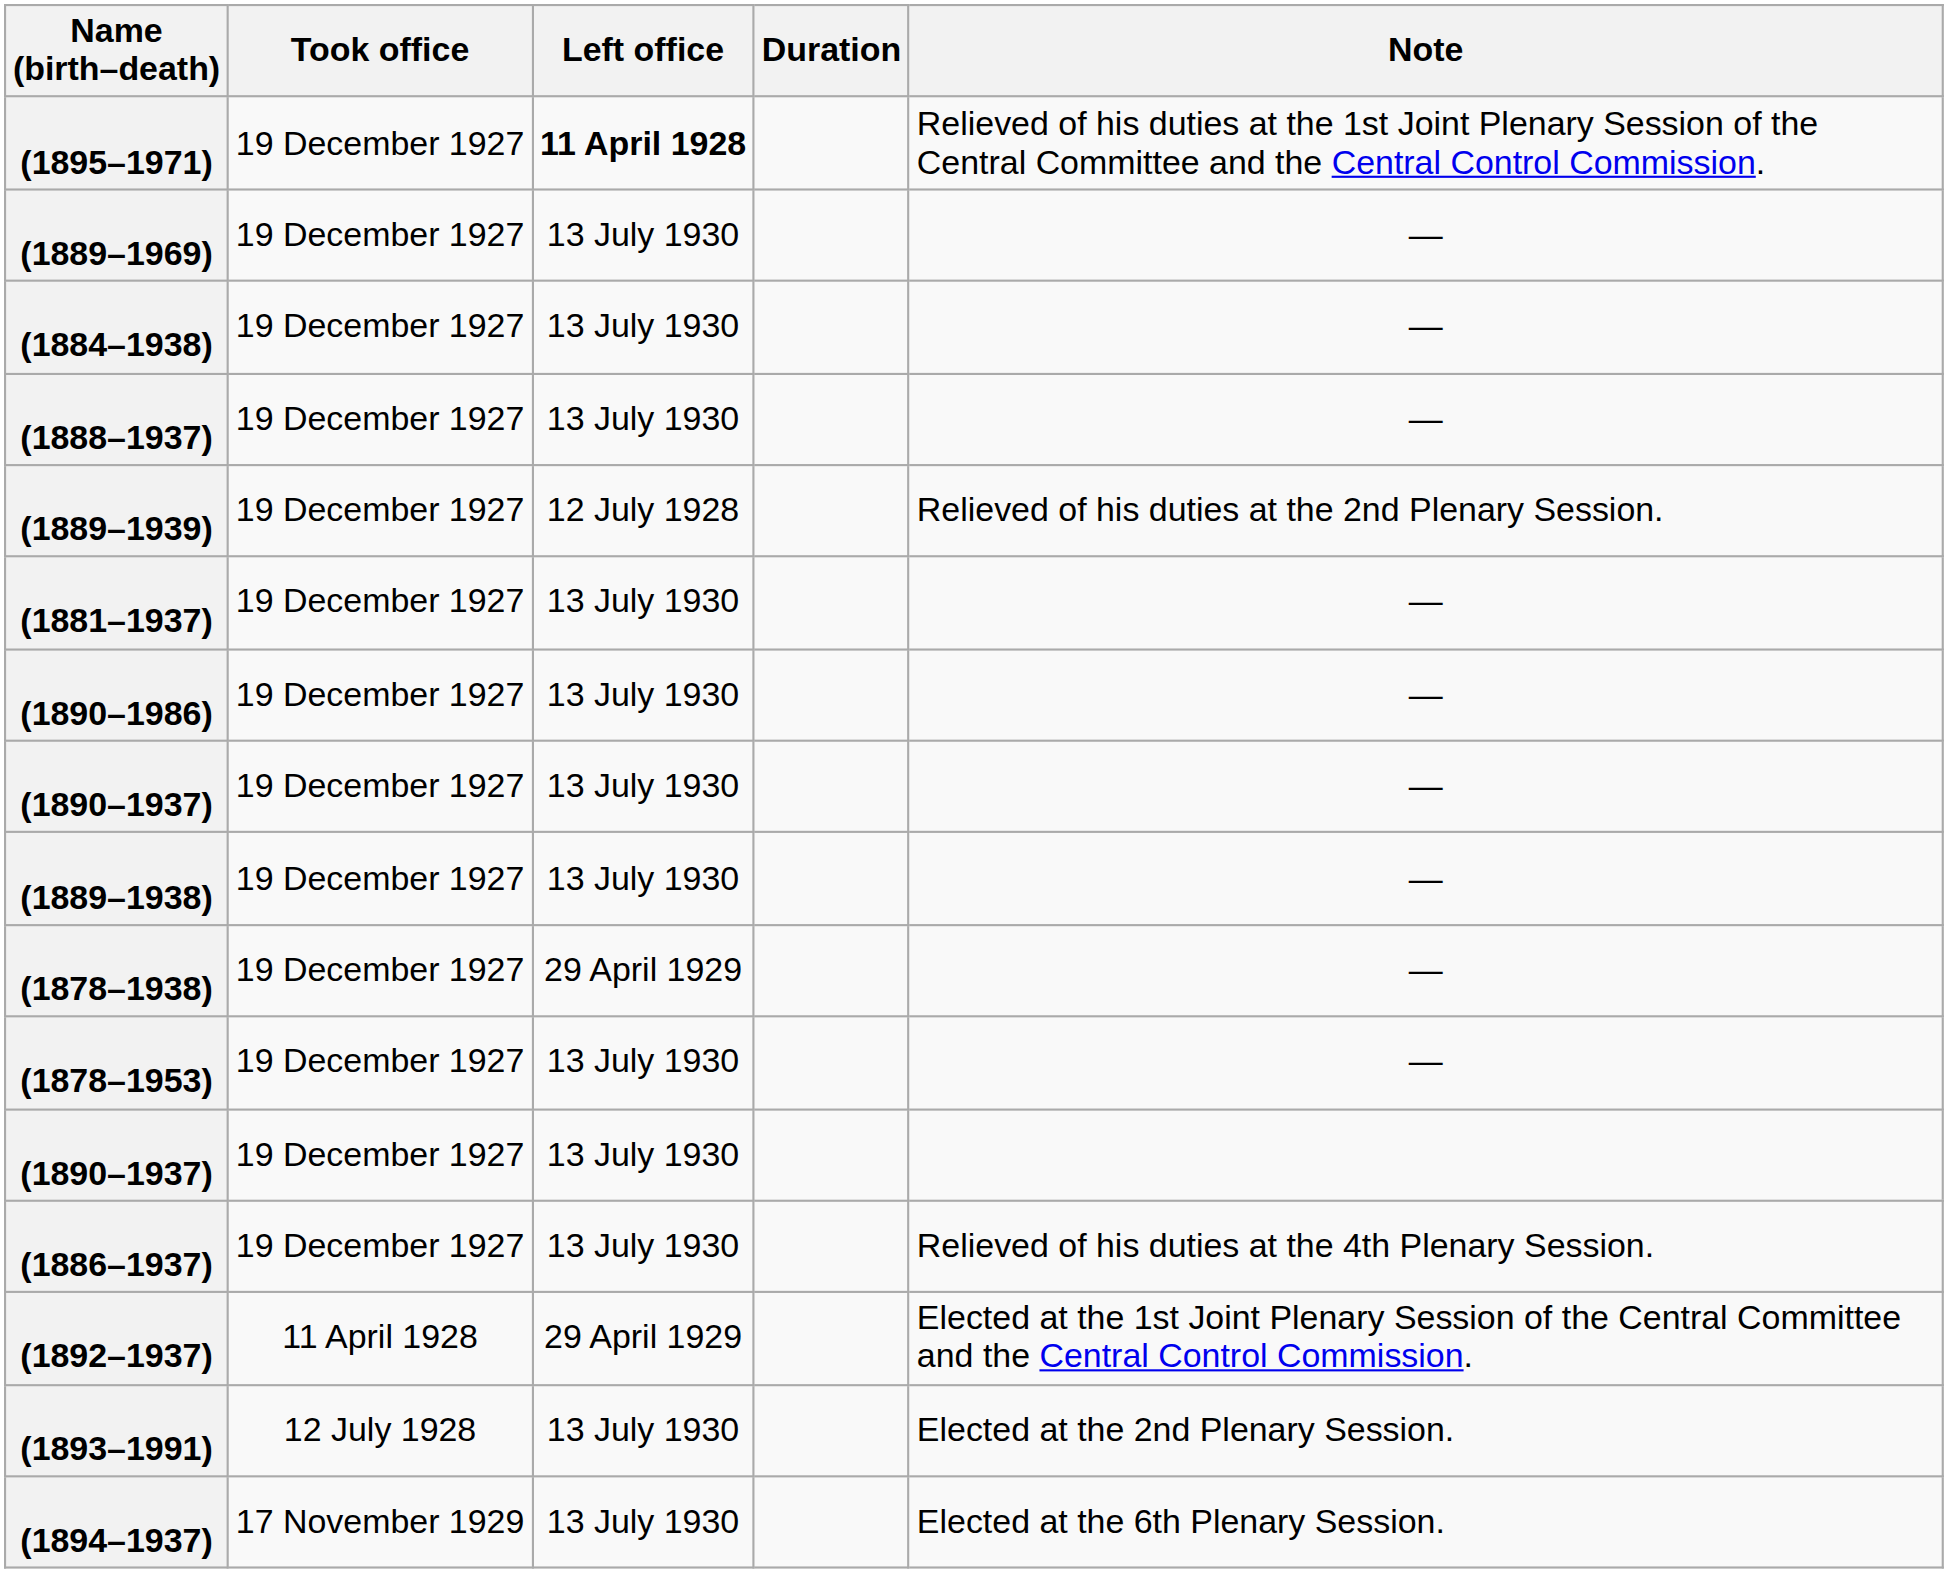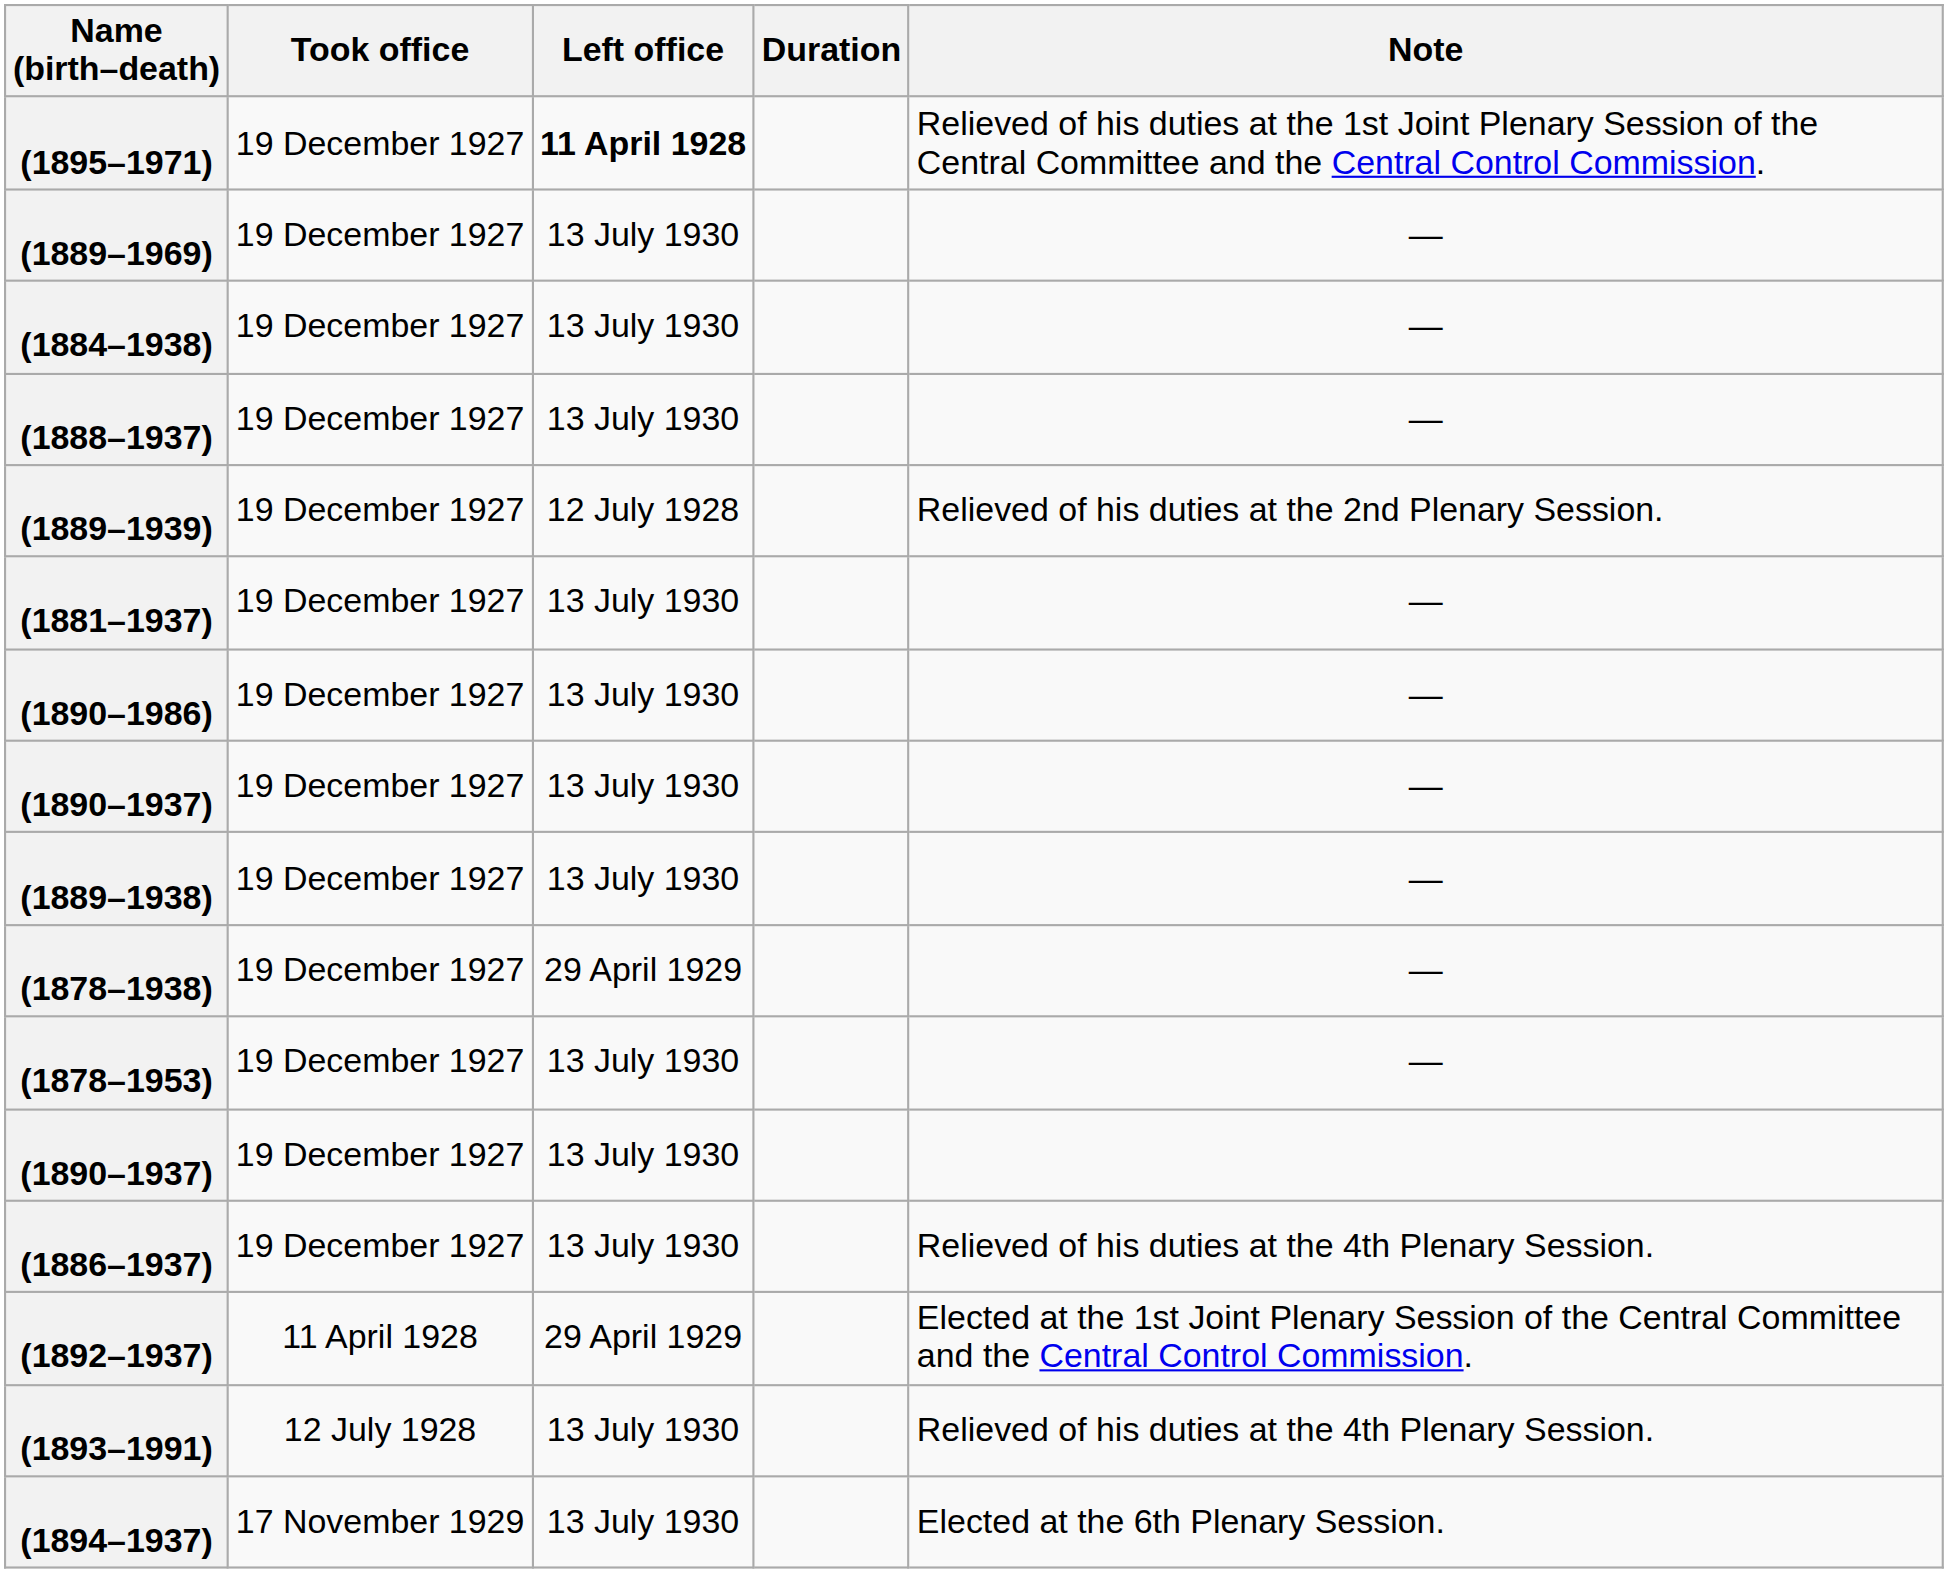(1186, 1429) Elected at the 2nd Plenary Session. -> (1285, 1429) Relieved of his duties at the 4th Plenary Session.
